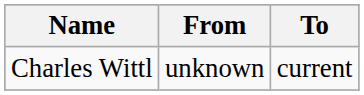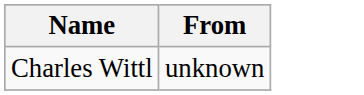- column: (315, 25)
